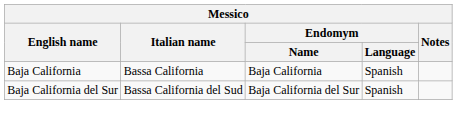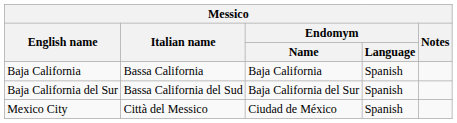+ row: (37, 109)
